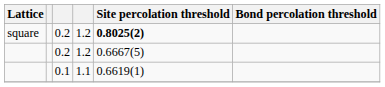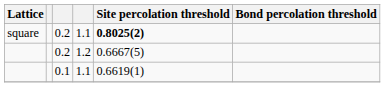(83, 33) 1.2 -> (83, 33) 1.1
